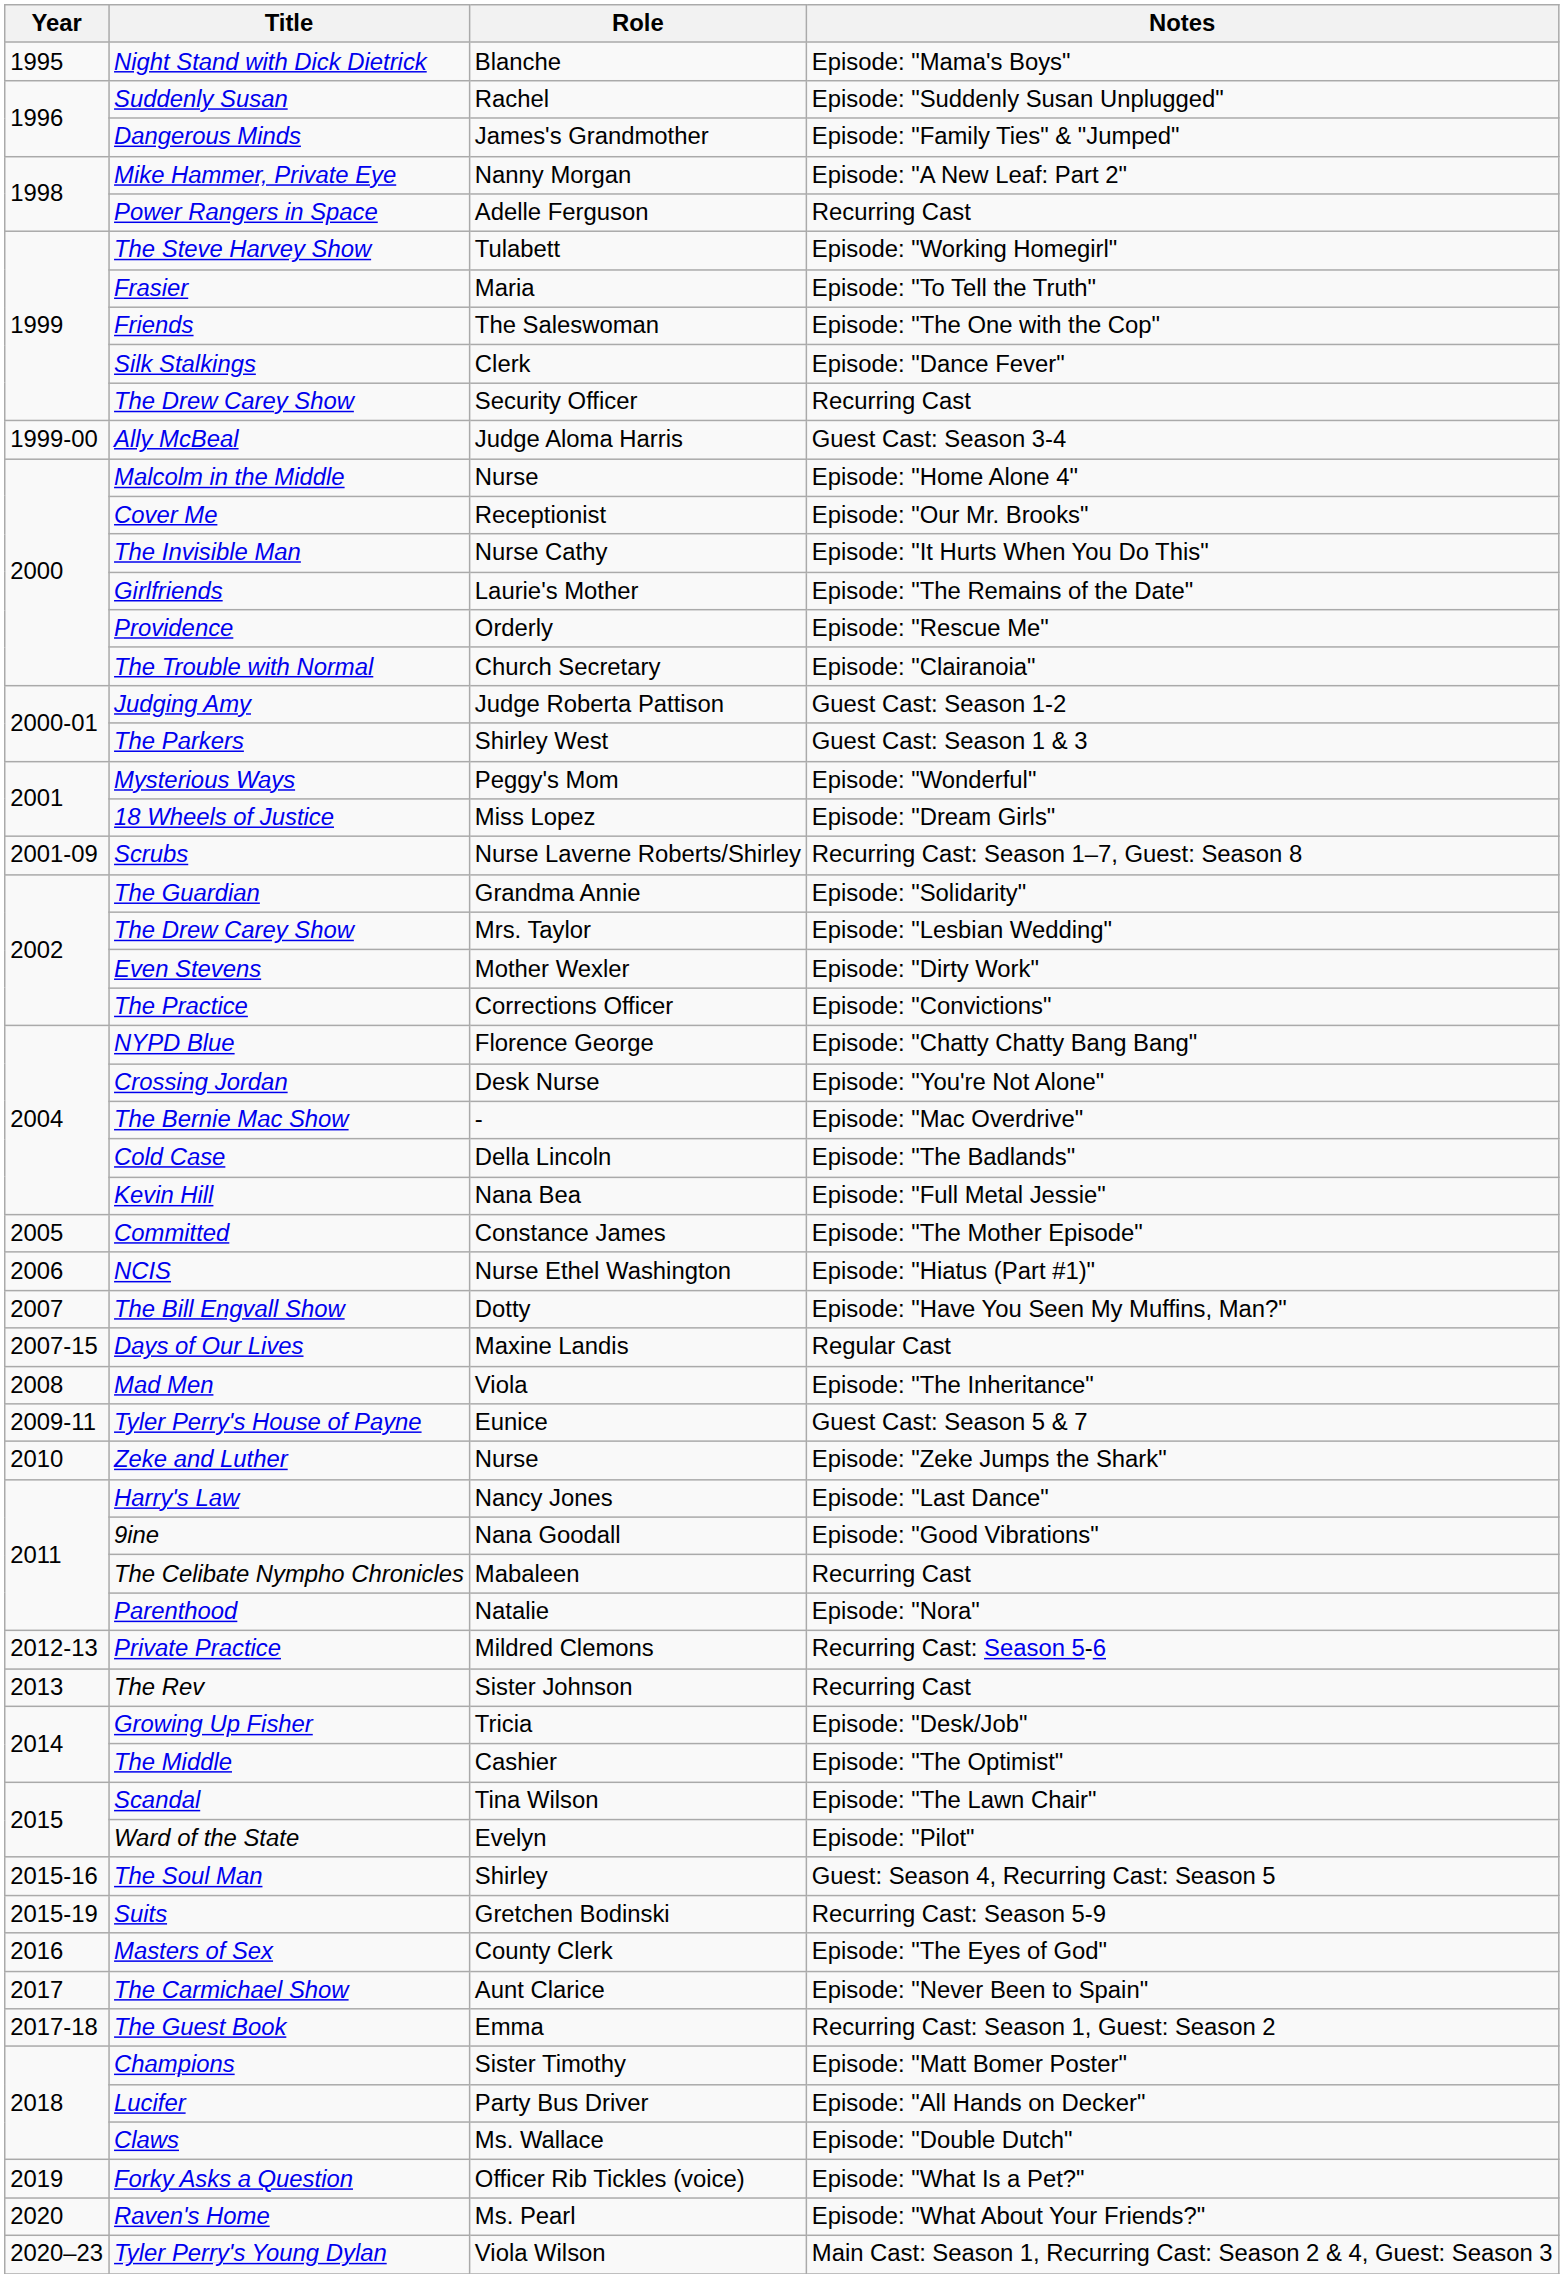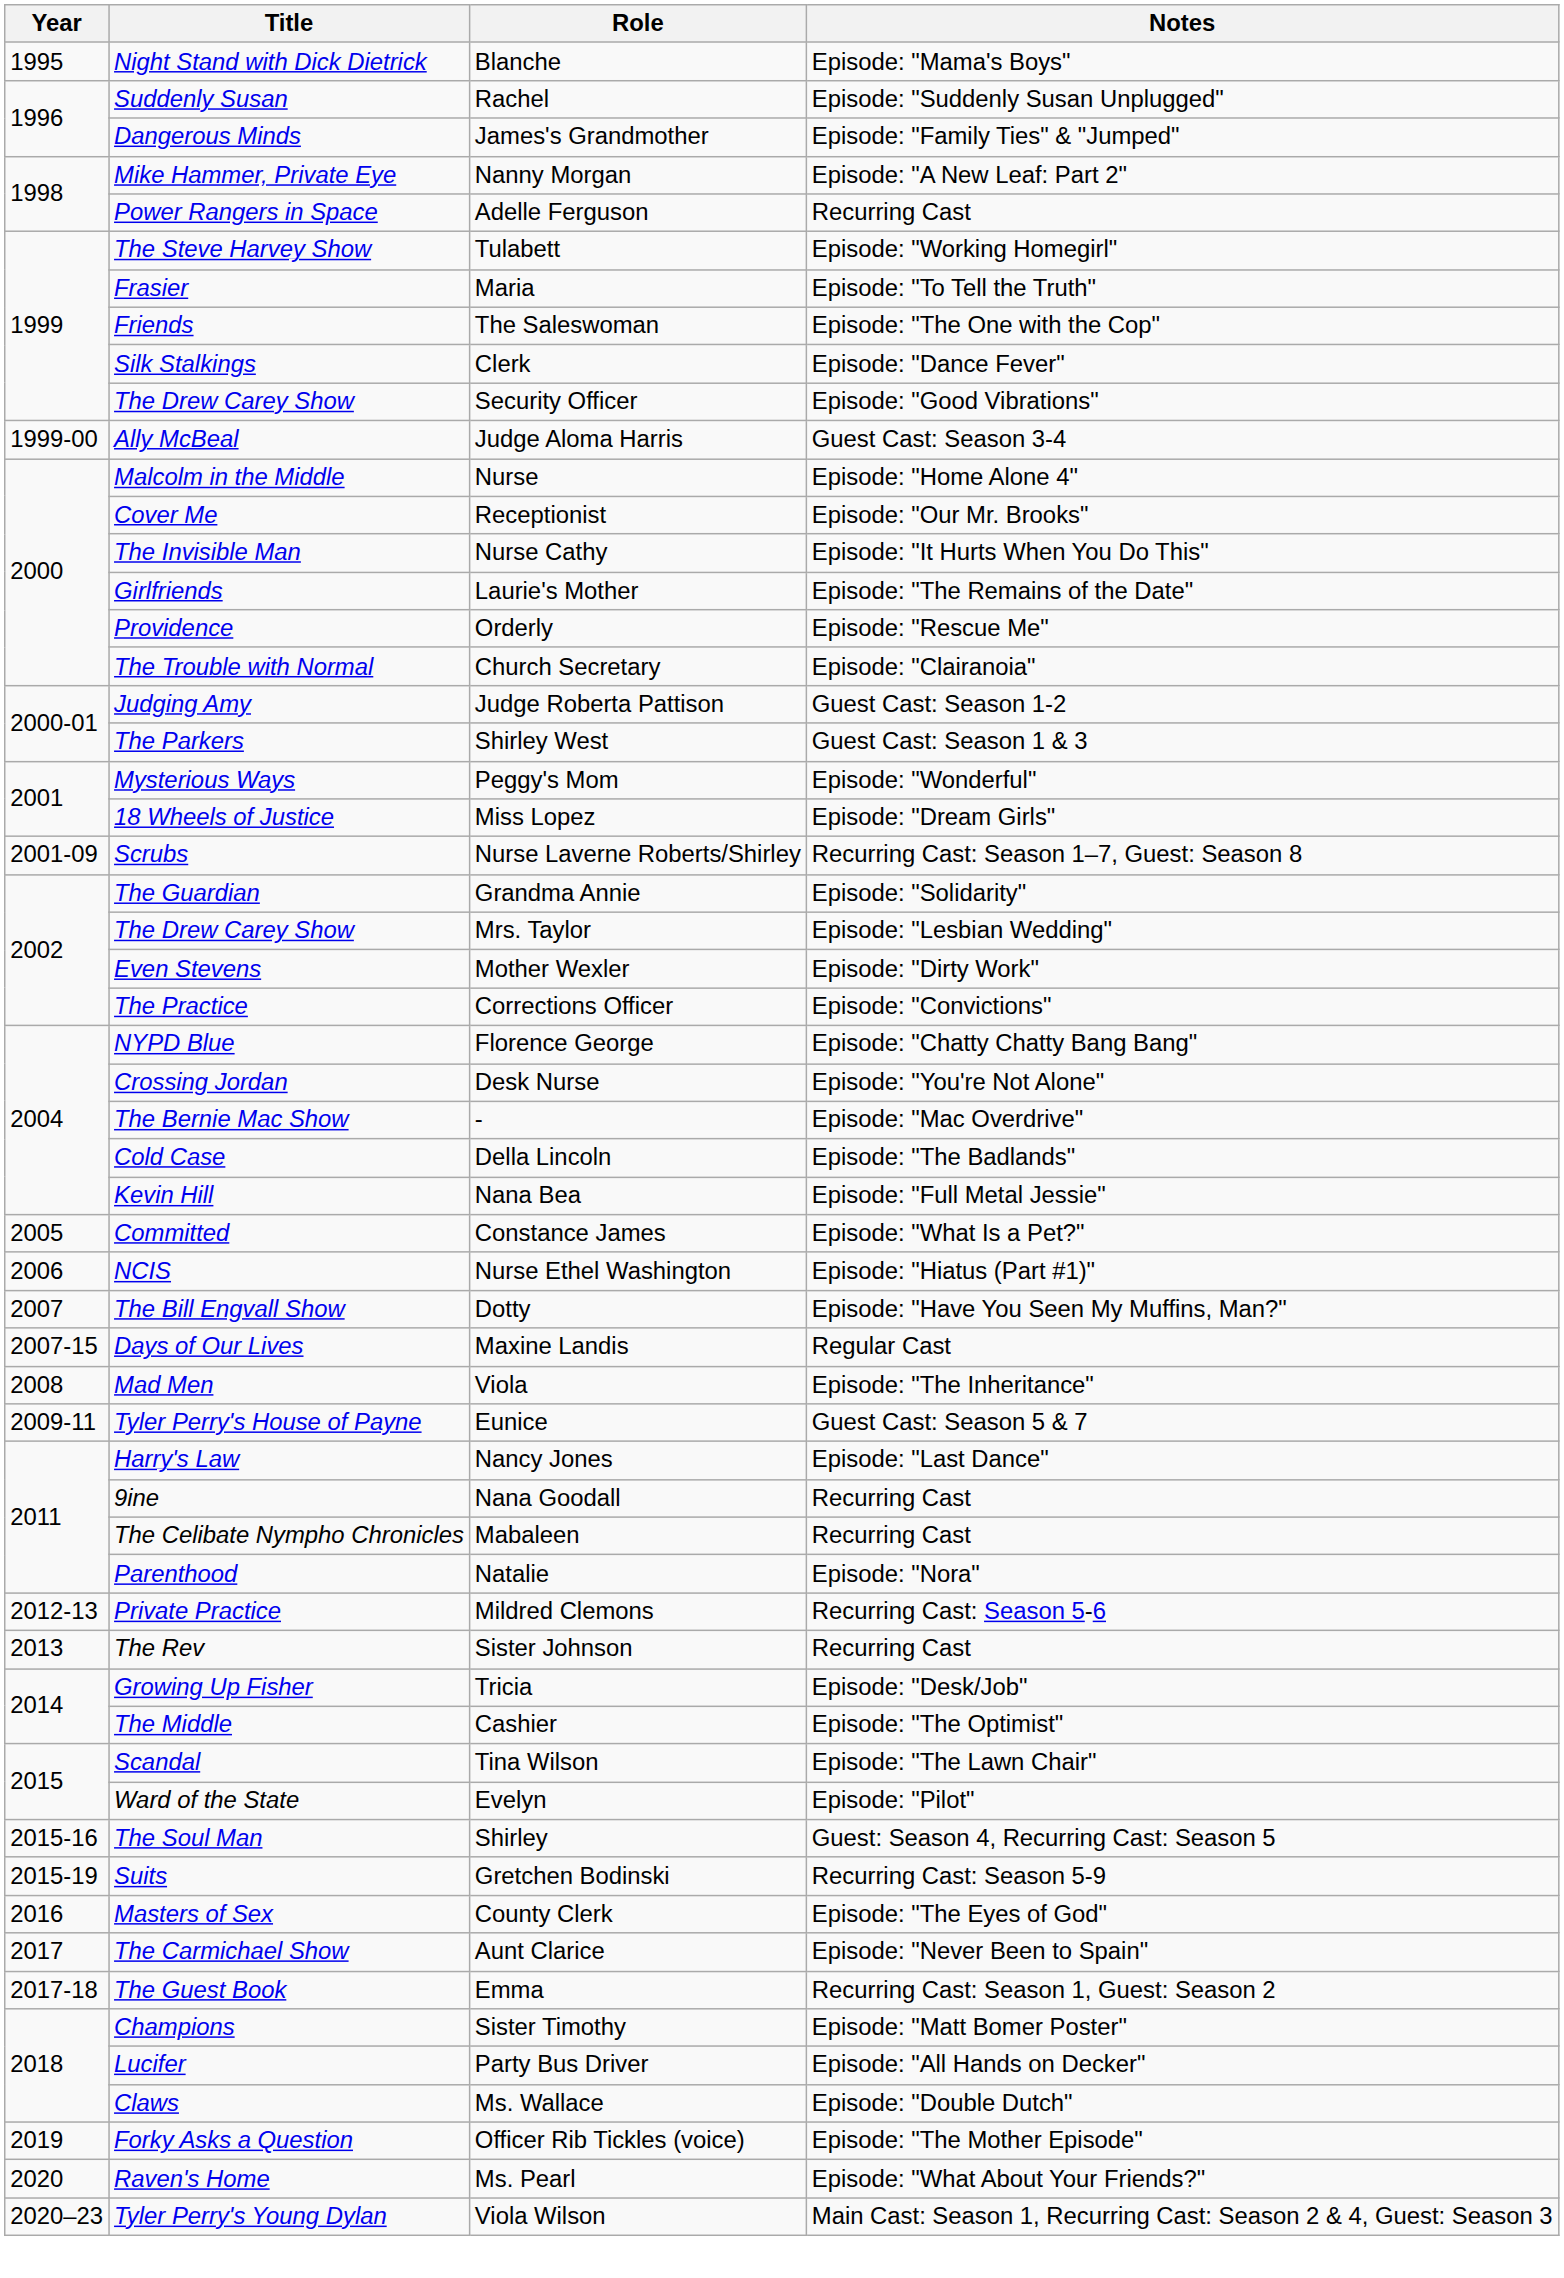(891, 401) Recurring Cast -> (955, 401) Episode: "Good Vibrations"
(977, 1233) Episode: "The Mother Episode" -> (948, 1233) Episode: "What Is a Pet?"
- row: (201, 1460)
(955, 1535) Episode: "Good Vibrations" -> (891, 1497) Recurring Cast
(948, 2178) Episode: "What Is a Pet?" -> (977, 2140) Episode: "The Mother Episode"
